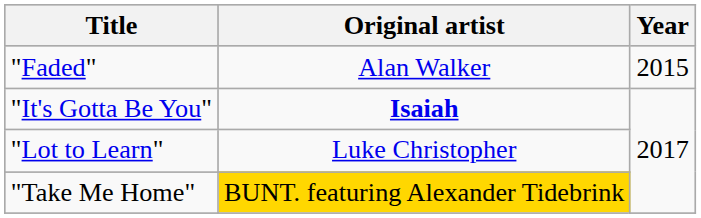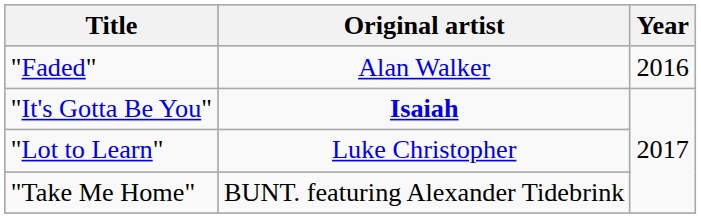(663, 66) 2015 -> (663, 66) 2016
(424, 191) gold background -> (424, 191) no background
